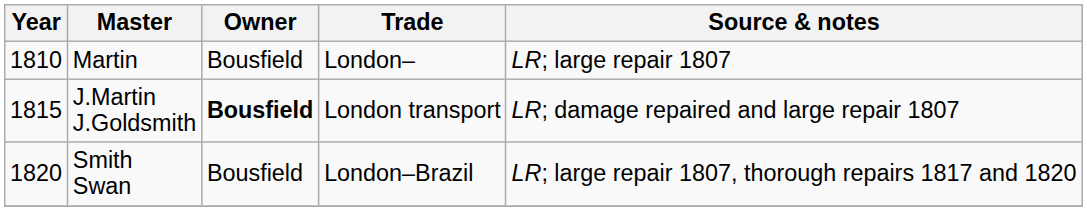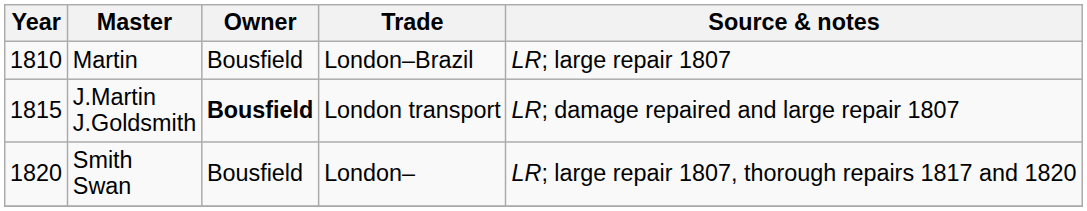(370, 60) London– -> (399, 60) London–Brazil
(399, 173) London–Brazil -> (370, 173) London–
